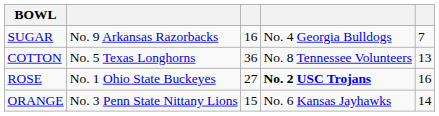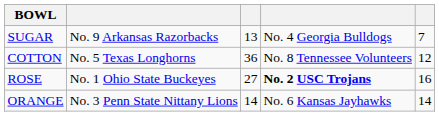(251, 36) 16 -> (251, 36) 13
(425, 57) 13 -> (425, 57) 12
(251, 100) 15 -> (251, 100) 14
